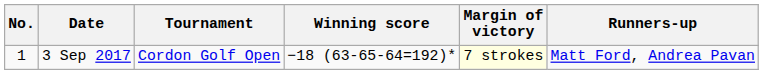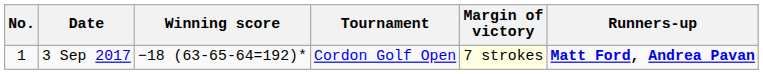columns swapped: (209, 25) <-> (372, 25)
(653, 58) normal -> (653, 58) bold
